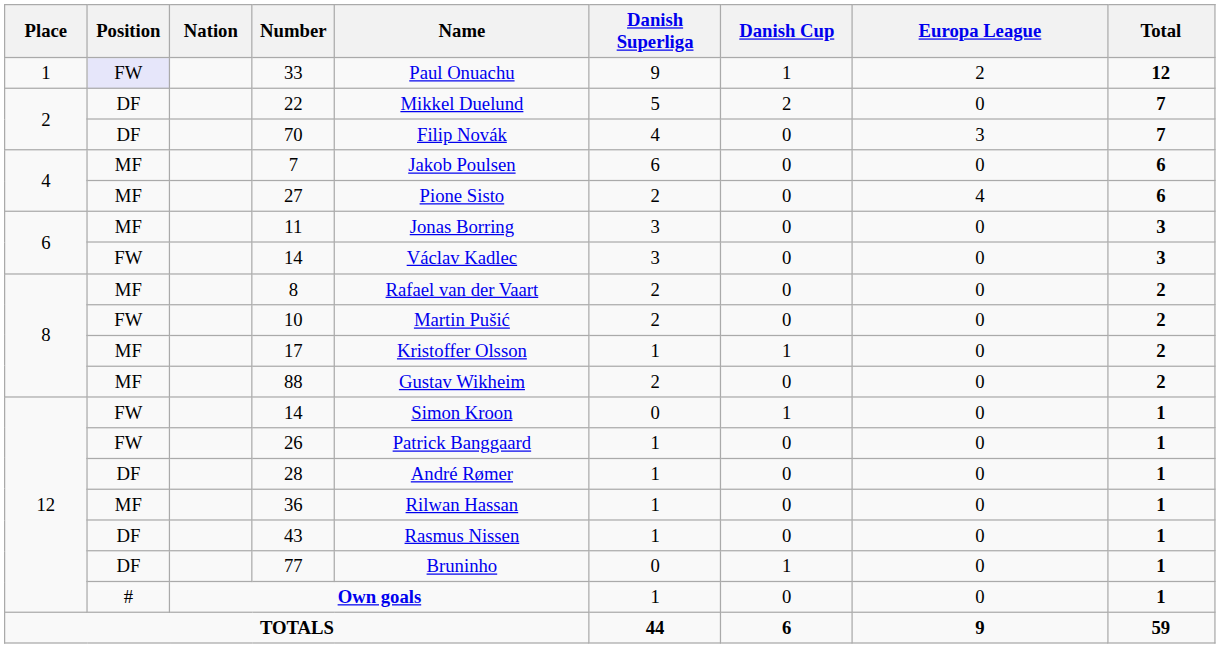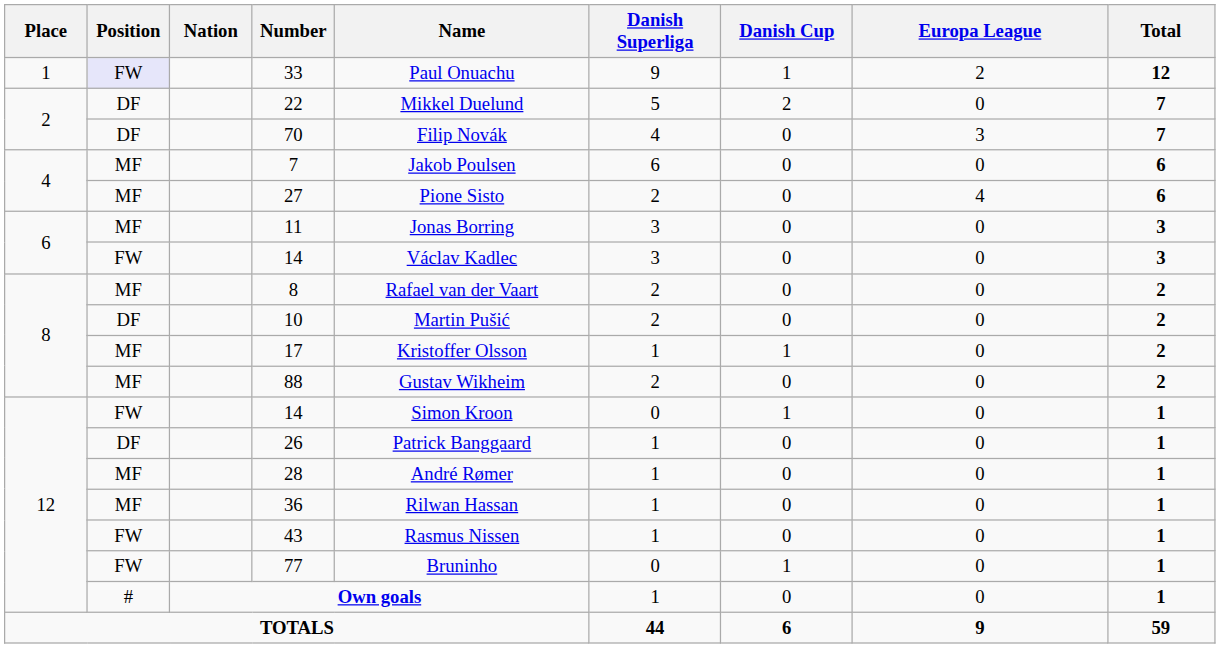(128, 319) FW -> (128, 319) DF
(128, 442) FW -> (128, 442) DF
(128, 473) DF -> (128, 473) MF
(128, 535) DF -> (128, 535) FW
(128, 566) DF -> (128, 566) FW
